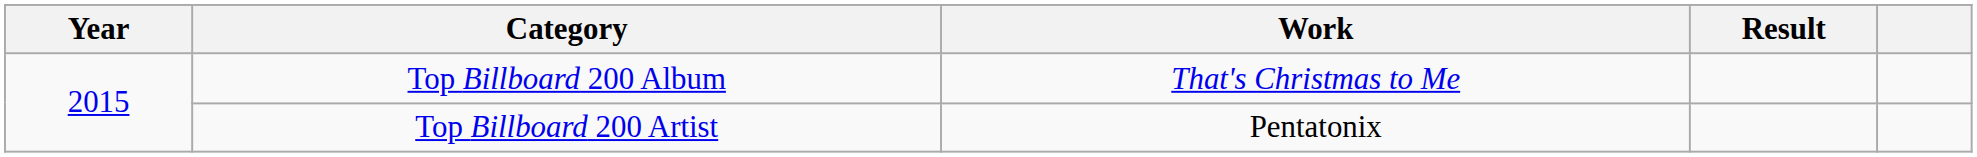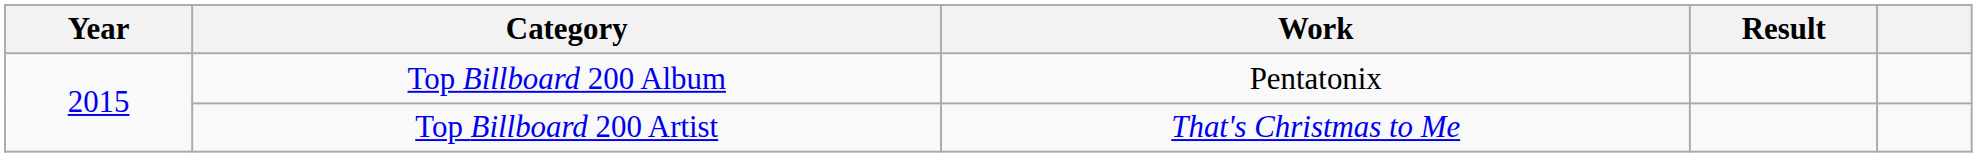(1316, 77) That's Christmas to Me -> (1316, 77) Pentatonix
(1316, 126) Pentatonix -> (1316, 126) That's Christmas to Me
